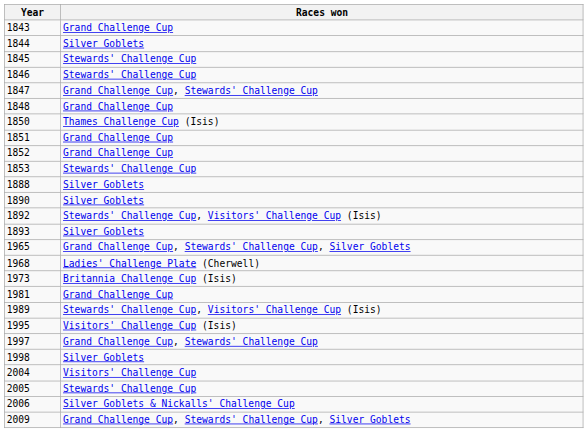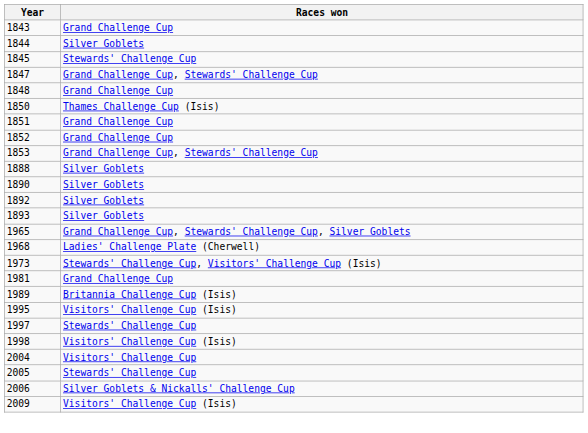- row: (18, 75)
(130, 169) Stewards' Challenge Cup -> (190, 153) Grand Challenge Cup, Stewards' Challenge Cup
(222, 216) Stewards' Challenge Cup, Visitors' Challenge Cup (Isis) -> (104, 200) Silver Goblets
(150, 279) Britannia Challenge Cup (Isis) -> (222, 263) Stewards' Challenge Cup, Visitors' Challenge Cup (Isis)
(222, 310) Stewards' Challenge Cup, Visitors' Challenge Cup (Isis) -> (150, 294) Britannia Challenge Cup (Isis)
(190, 341) Grand Challenge Cup, Stewards' Challenge Cup -> (130, 326) Stewards' Challenge Cup
(104, 357) Silver Goblets -> (150, 341) Visitors' Challenge Cup (Isis)
(237, 420) Grand Challenge Cup, Stewards' Challenge Cup, Silver Goblets -> (150, 404) Visitors' Challenge Cup (Isis)
